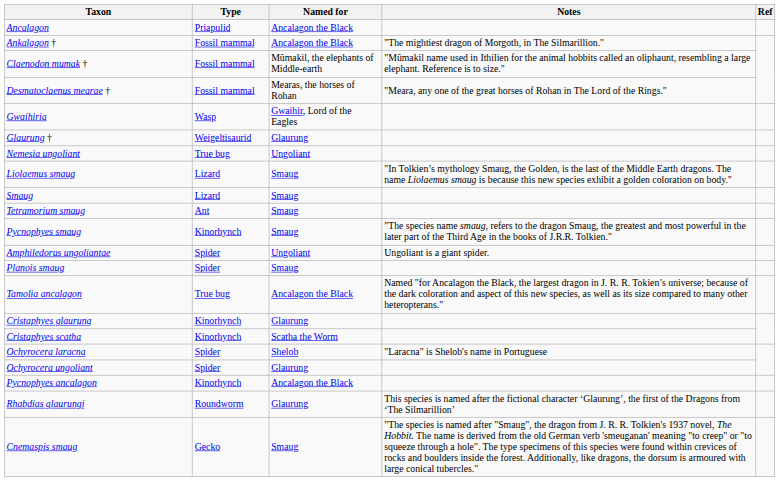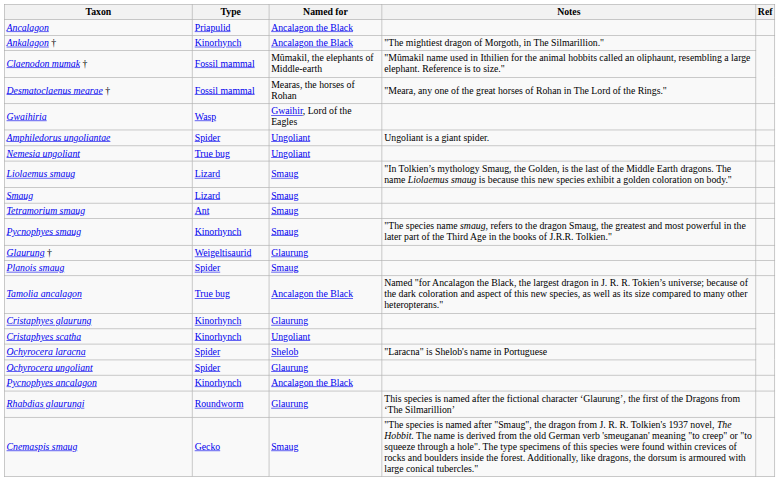(225, 43) Fossil mammal -> (218, 43) Kinorhynch
rows swapped: (58, 252) <-> (29, 138)
(305, 336) Scatha the Worm -> (291, 336) Ungoliant
